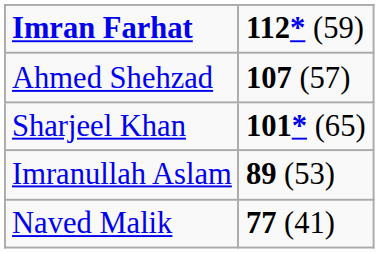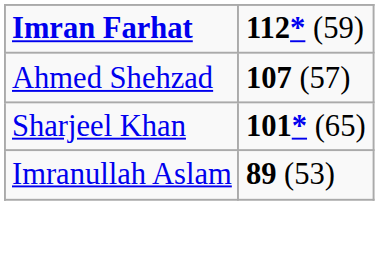- row: (92, 222)
